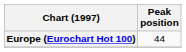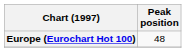(159, 39) 44 -> (159, 39) 48
